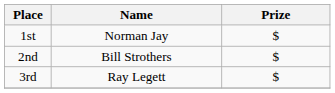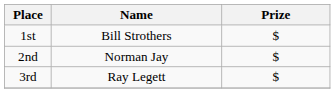(136, 35) Norman Jay -> (136, 35) Bill Strothers
(136, 56) Bill Strothers -> (136, 56) Norman Jay
